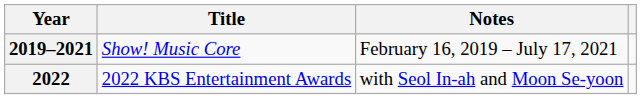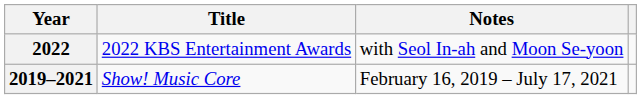rows swapped: (51, 49) <-> (51, 78)
